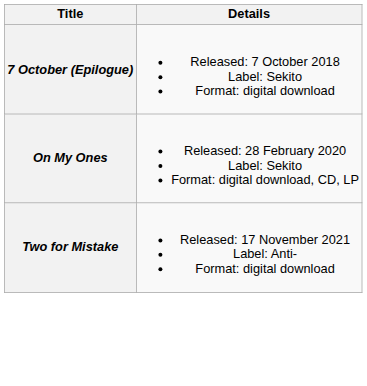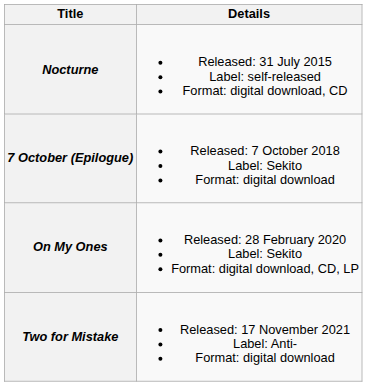+ row: (70, 69)
